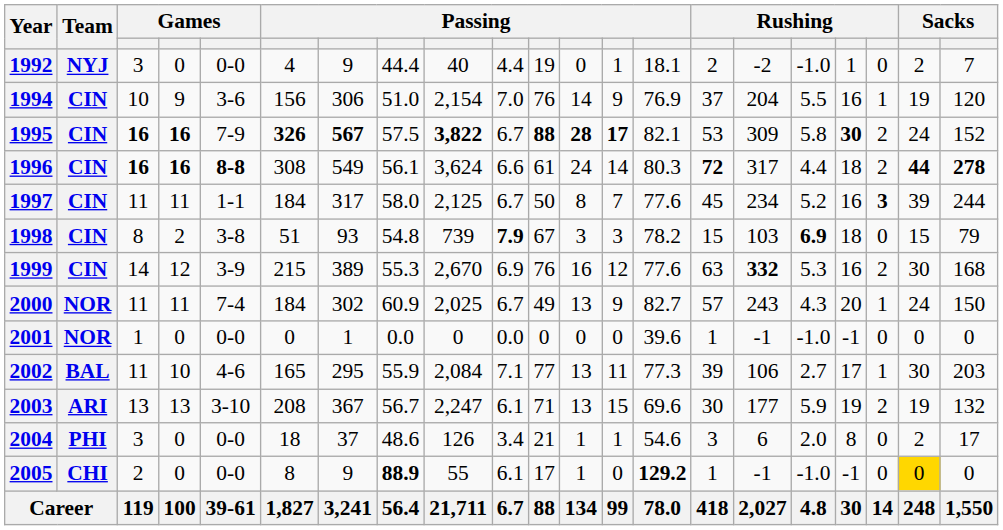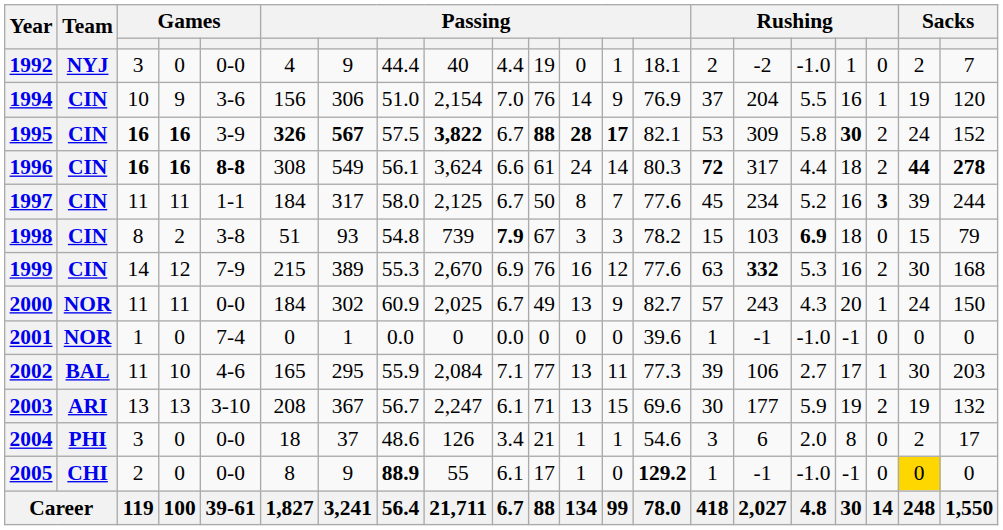(231, 133) 7-9 -> (231, 133) 3-9
(231, 269) 3-9 -> (231, 269) 7-9
(231, 303) 7-4 -> (231, 303) 0-0
(231, 337) 0-0 -> (231, 337) 7-4
